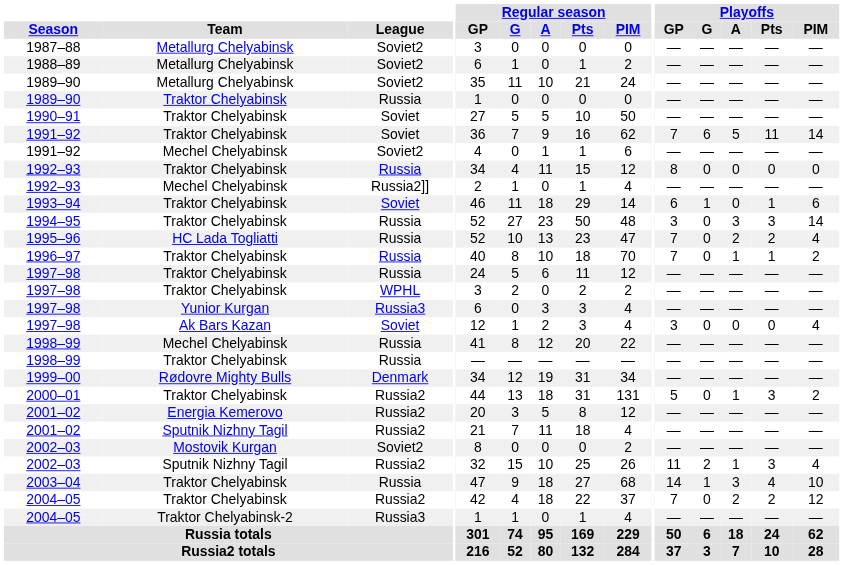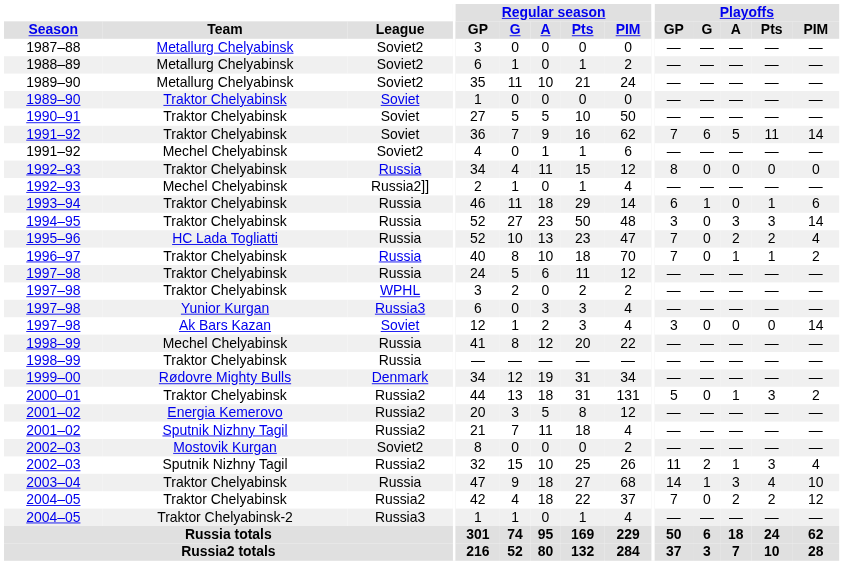(400, 99) Russia -> (400, 99) Soviet
(400, 204) Soviet -> (400, 204) Russia
(816, 325) 4 -> (816, 325) 14
